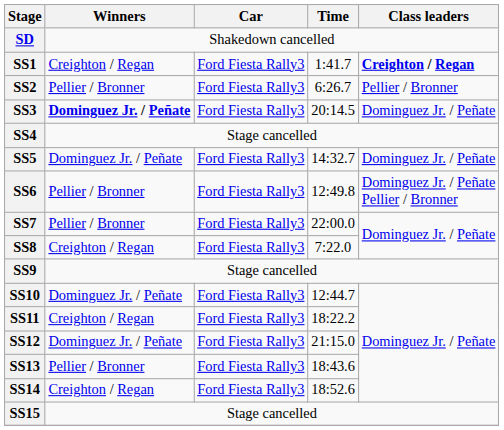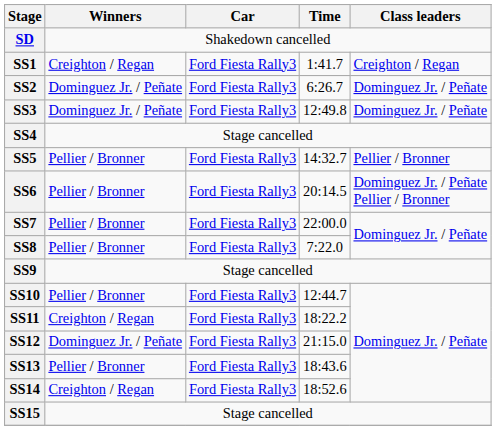(418, 63) bold -> (406, 63) normal
(96, 87) Pellier / Bronner -> (115, 87) Dominguez Jr. / Peñate
(410, 87) Pellier / Bronner -> (420, 87) Dominguez Jr. / Peñate
(119, 111) bold -> (115, 111) normal
(333, 111) 20:14.5 -> (325, 111) 12:49.8
(115, 158) Dominguez Jr. / Peñate -> (96, 158) Pellier / Bronner
(429, 158) Dominguez Jr. / Peñate -> (401, 158) Pellier / Bronner
(333, 190) 12:49.8 -> (325, 190) 20:14.5
(101, 246) Creighton / Regan -> (96, 246) Pellier / Bronner
(115, 294) Dominguez Jr. / Peñate -> (96, 294) Pellier / Bronner
